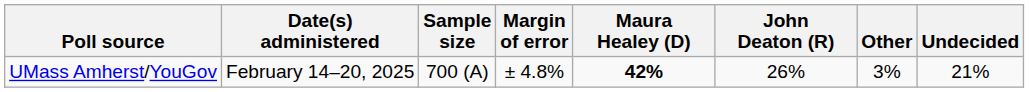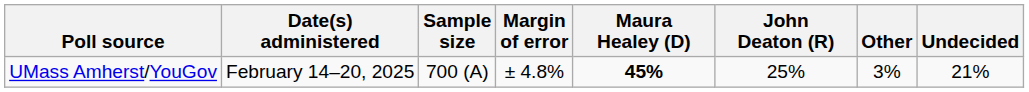(644, 72) 42% -> (644, 72) 45%
(786, 72) 26% -> (786, 72) 25%
